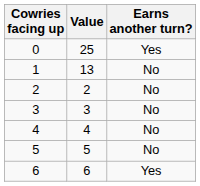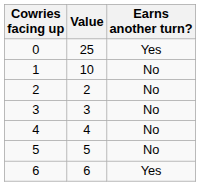(87, 69) 13 -> (87, 69) 10
